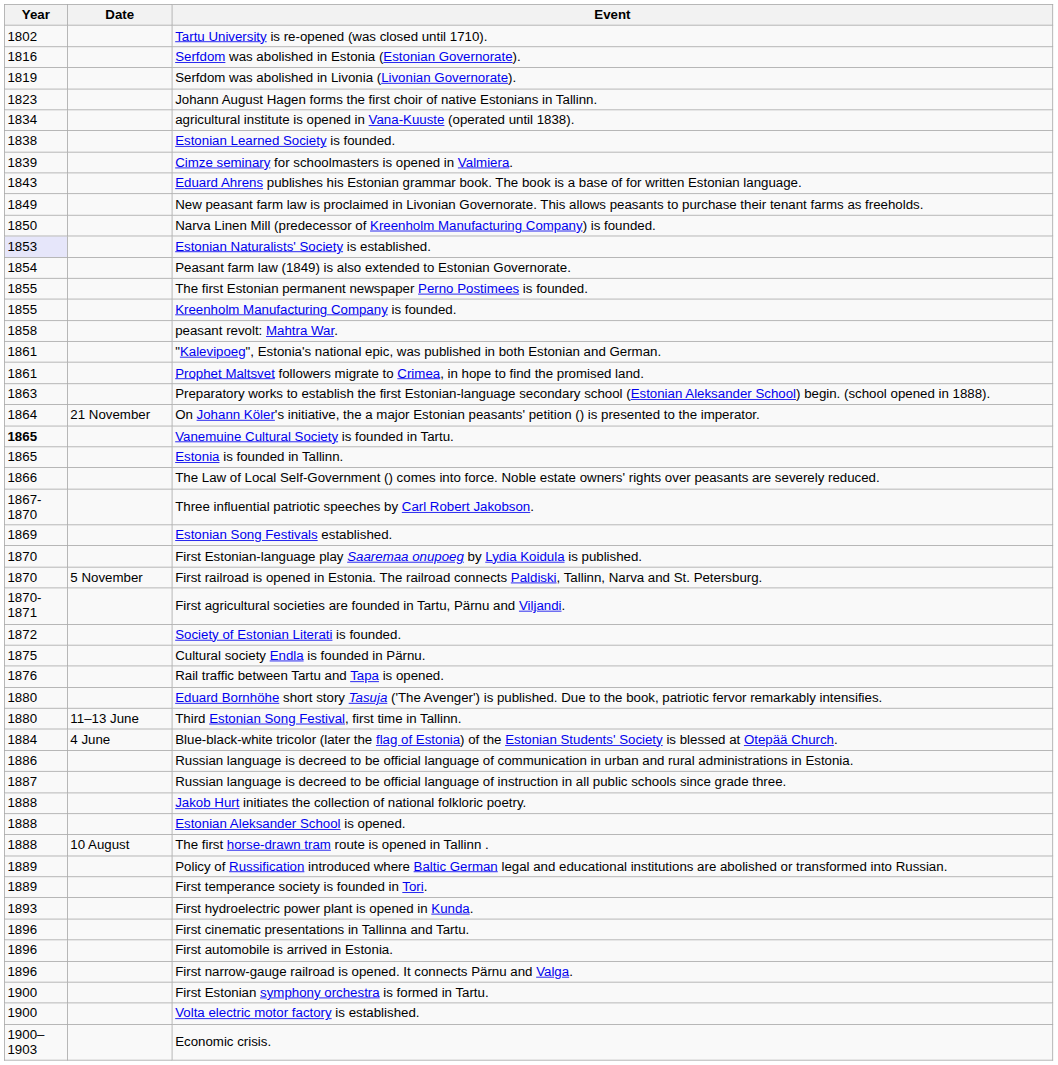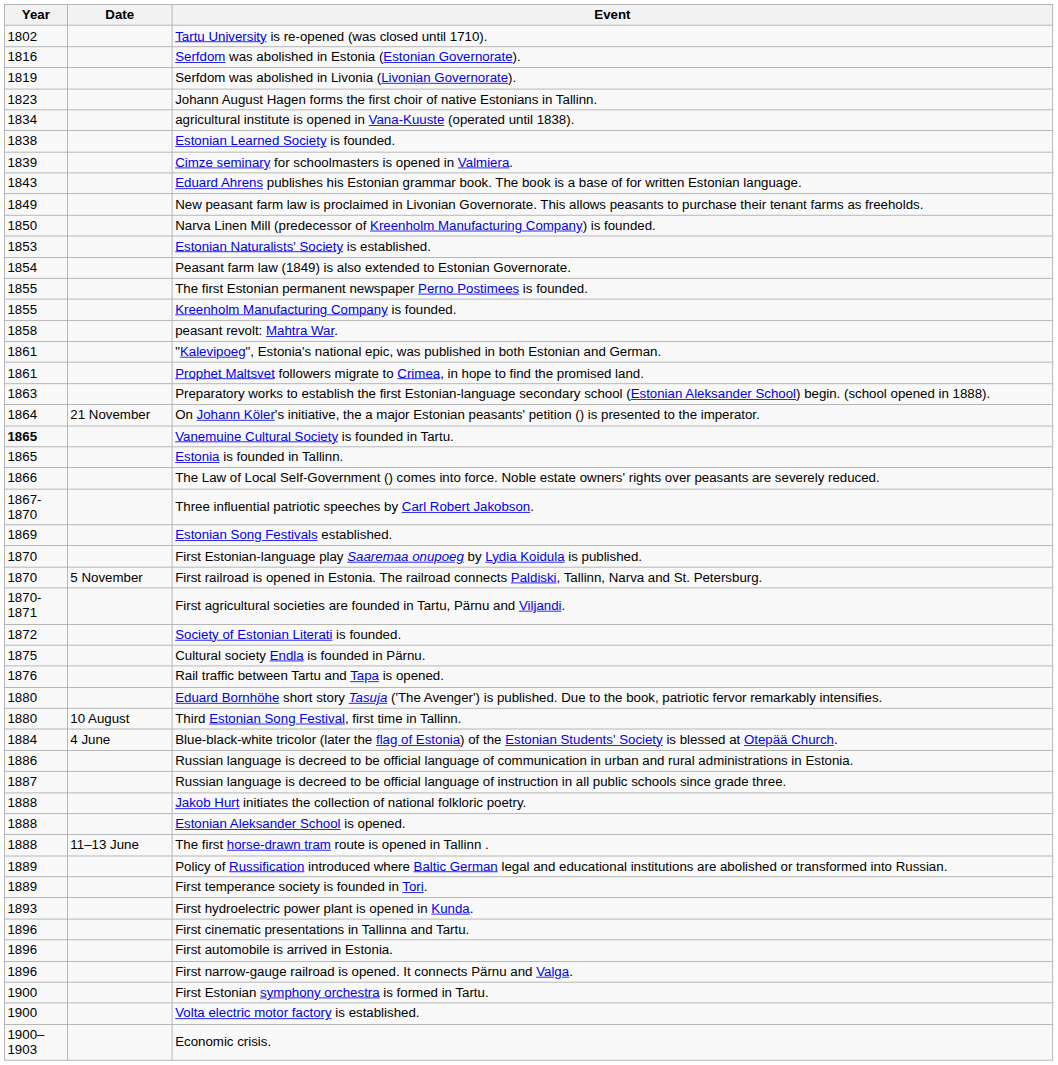(22, 246) lavender background -> (22, 246) no background
(105, 718) 11–13 June -> (100, 718) 10 August
(100, 845) 10 August -> (105, 845) 11–13 June
